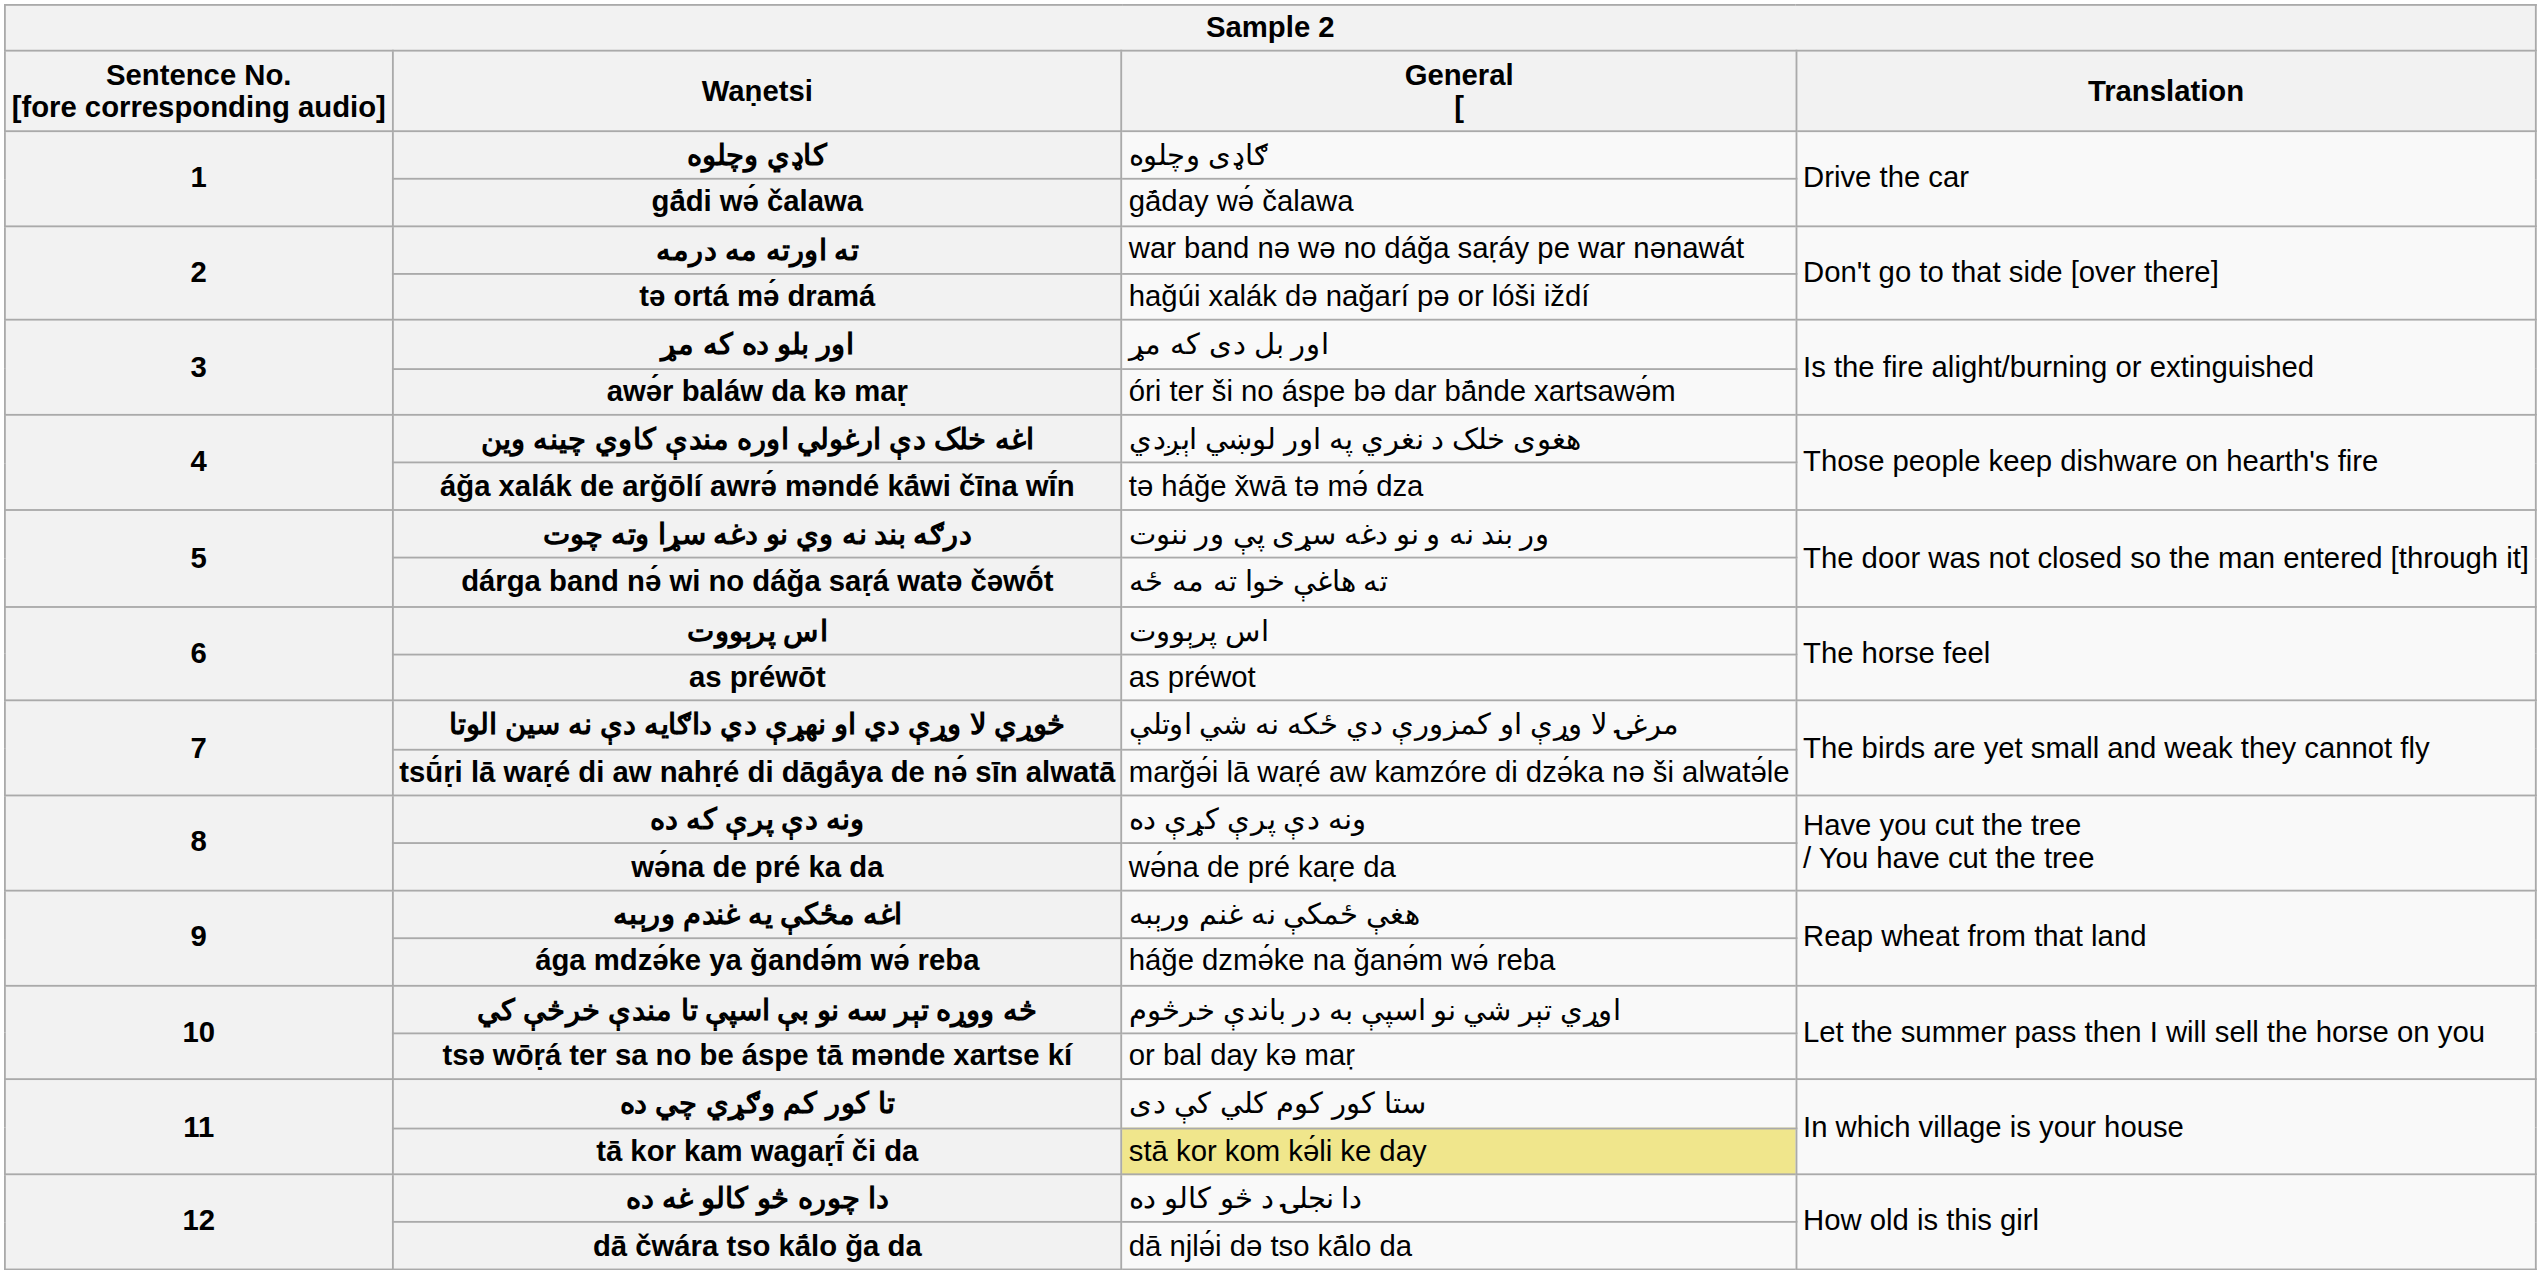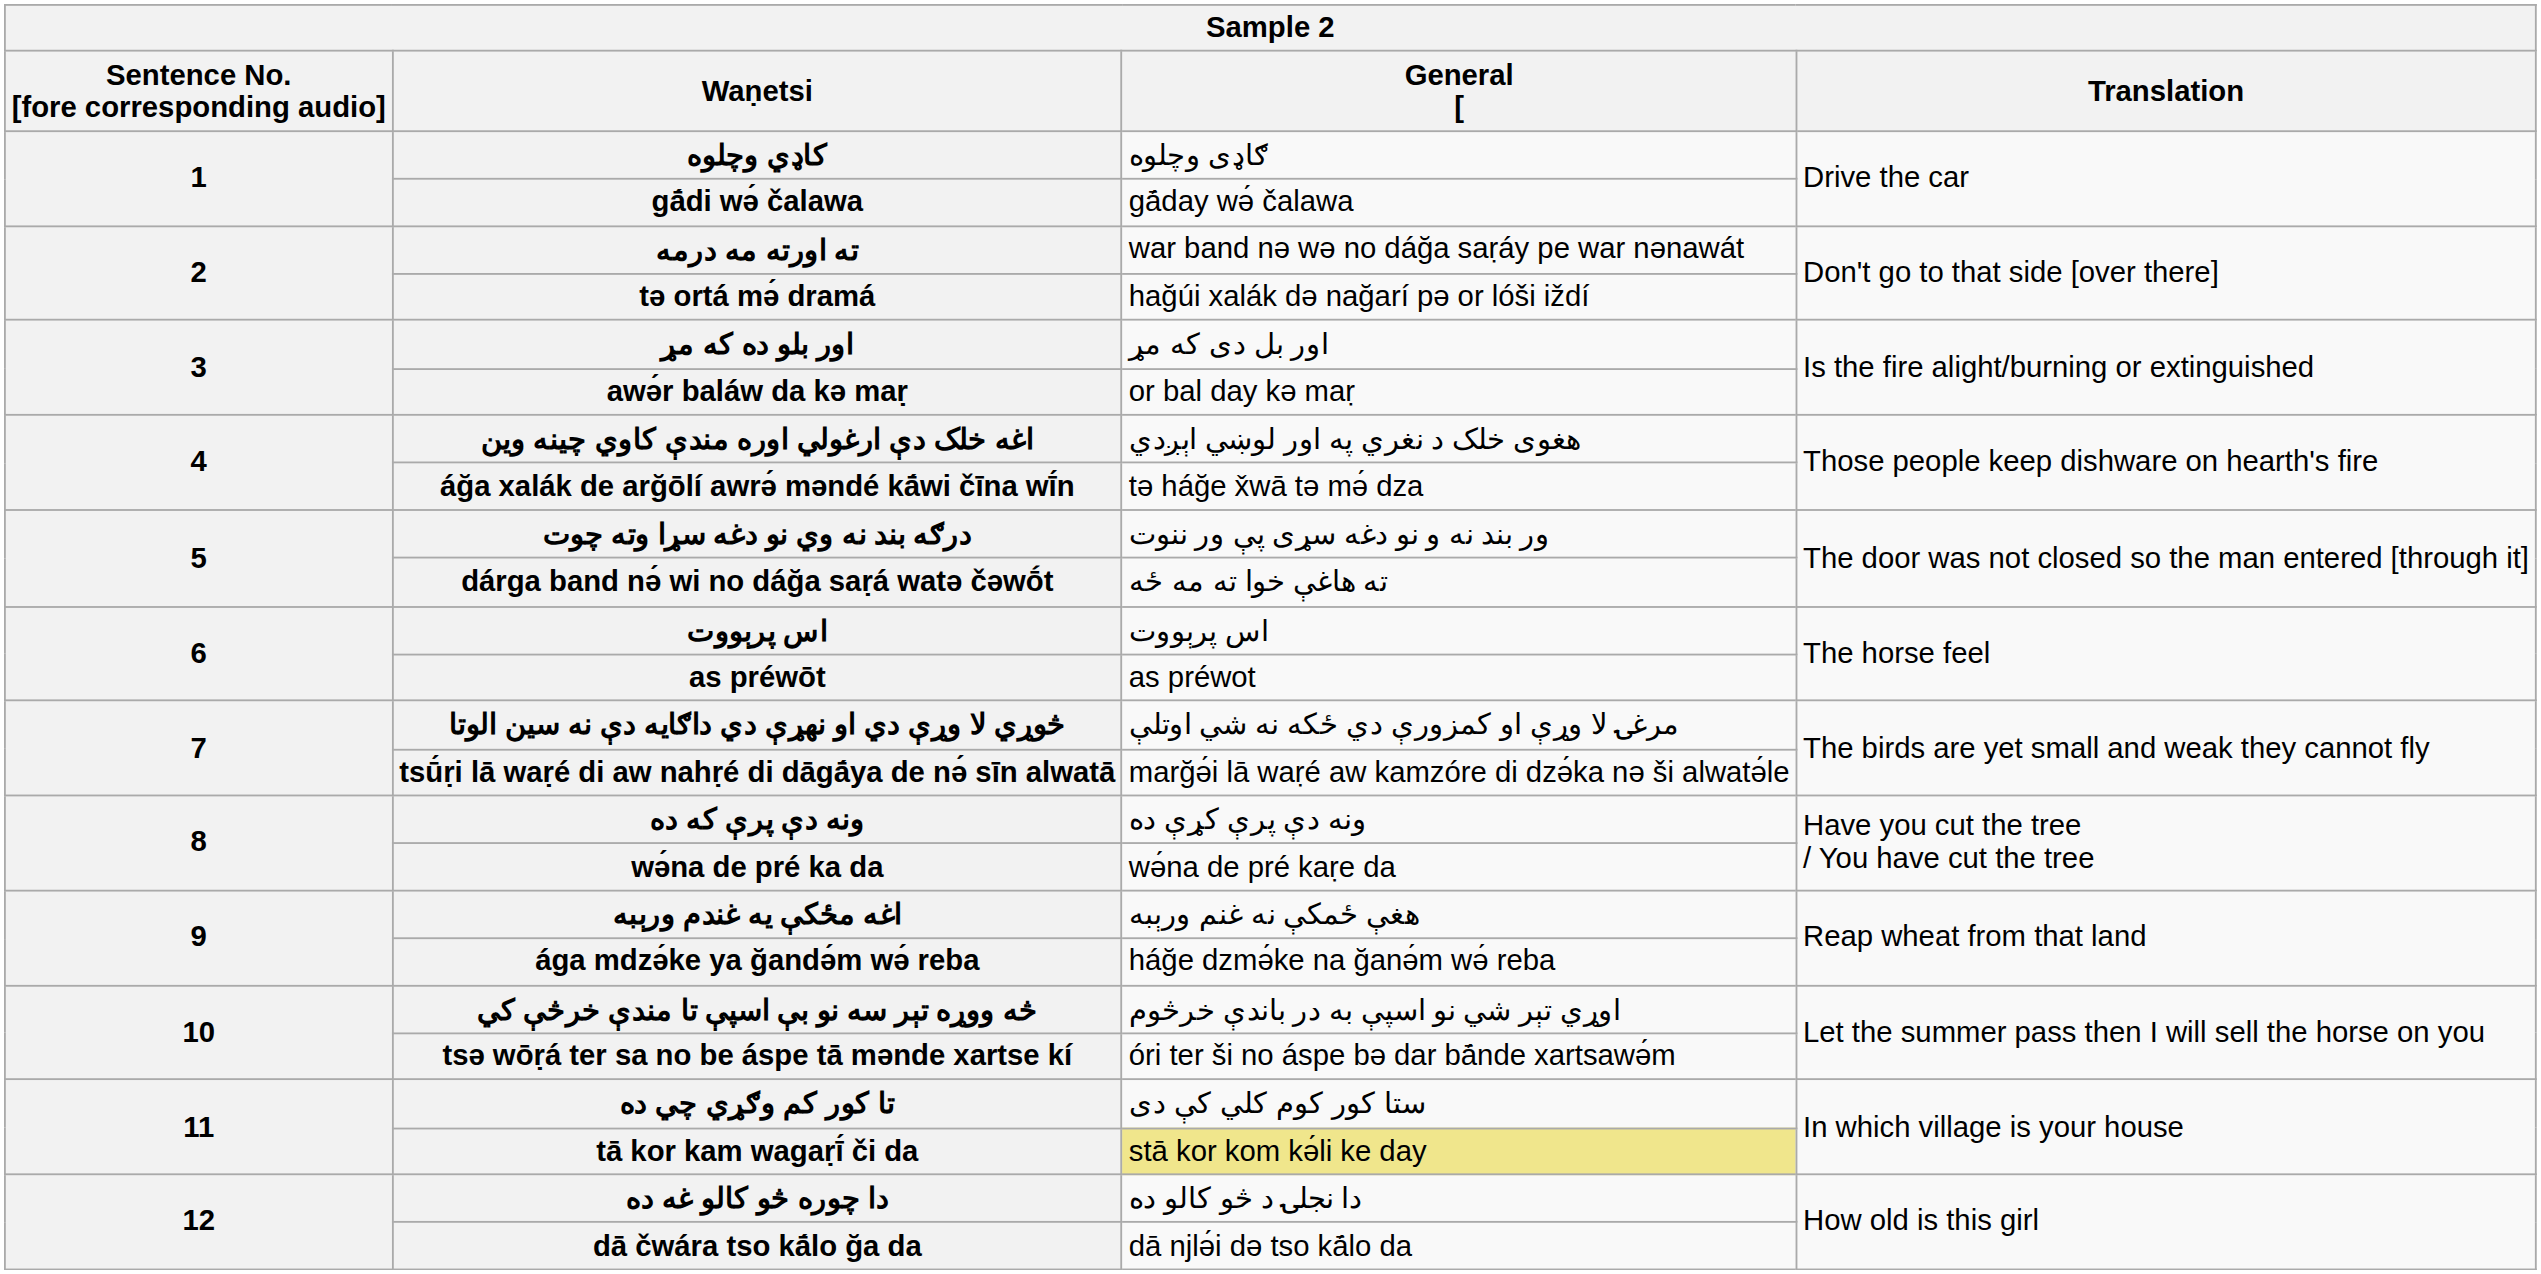(1402, 391) óri ter ši no áspe bə dar bā́nde xartsawə́m -> (1242, 391) or bal day kə maṛ
(1242, 1055) or bal day kə maṛ -> (1402, 1055) óri ter ši no áspe bə dar bā́nde xartsawə́m
